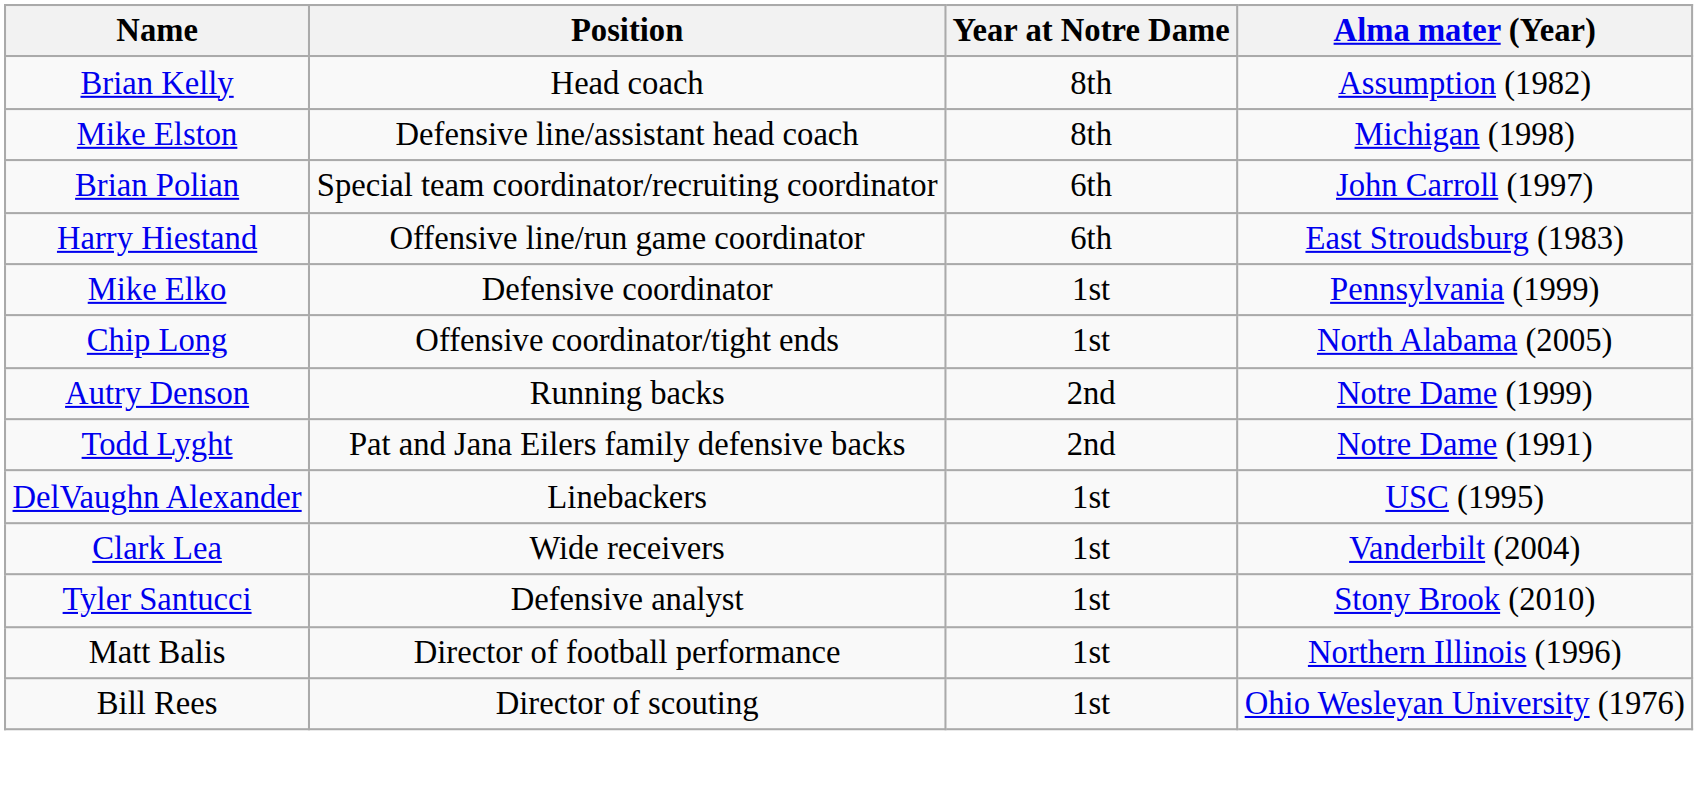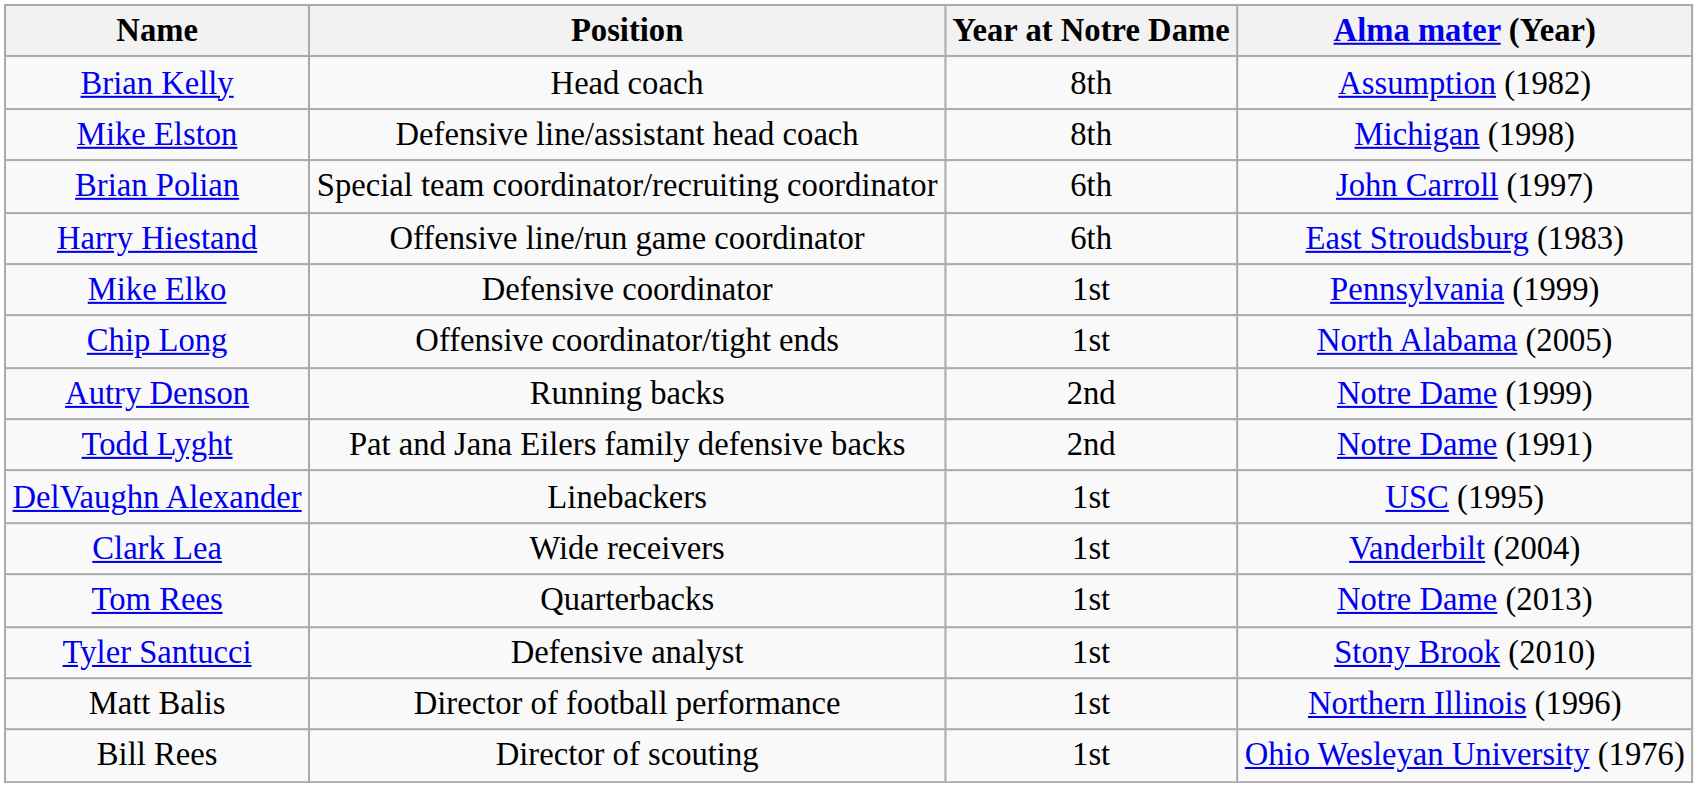+ row: (157, 599)
